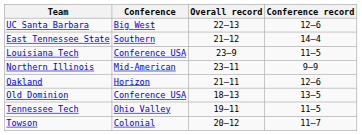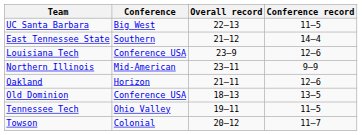(310, 25) 12–6 -> (310, 25) 11–5
(310, 53) 11–5 -> (310, 53) 12–6
